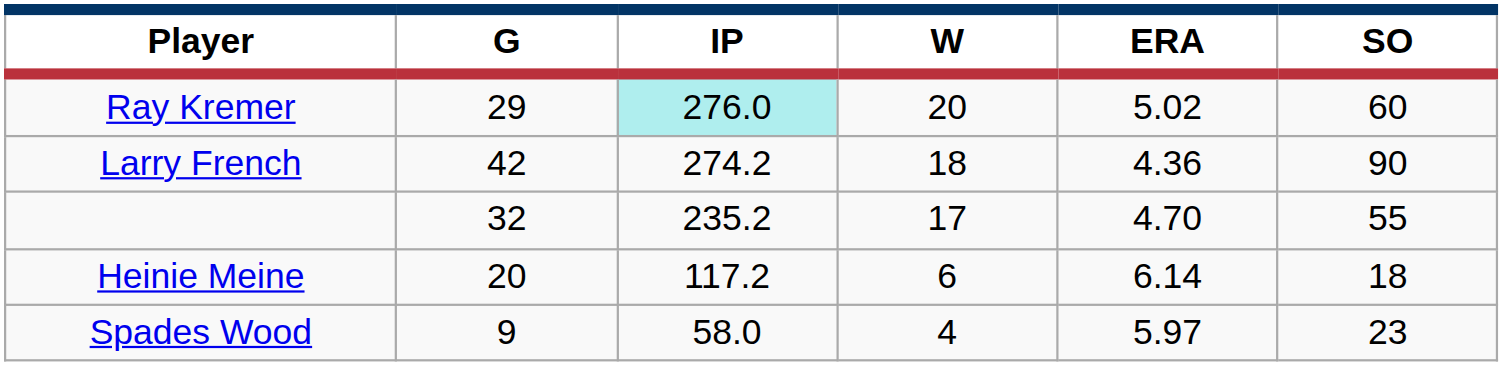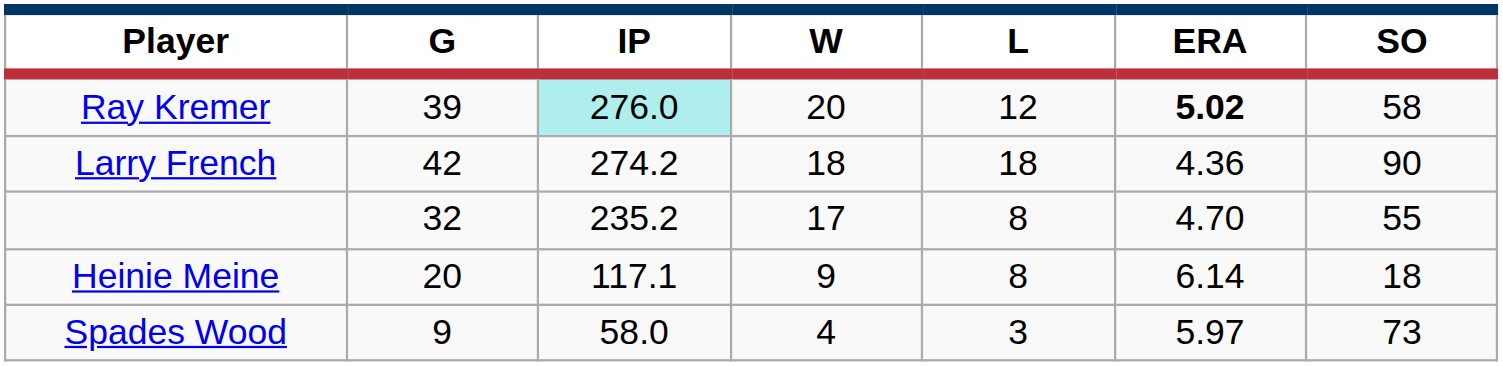+ column: (1018, 41)
(507, 106) 29 -> (442, 106) 39
(1167, 106) normal -> (1210, 106) bold
(1388, 106) 60 -> (1402, 106) 58
(727, 275) 117.2 -> (634, 275) 117.1
(947, 275) 6 -> (826, 275) 9
(1388, 332) 23 -> (1402, 332) 73
